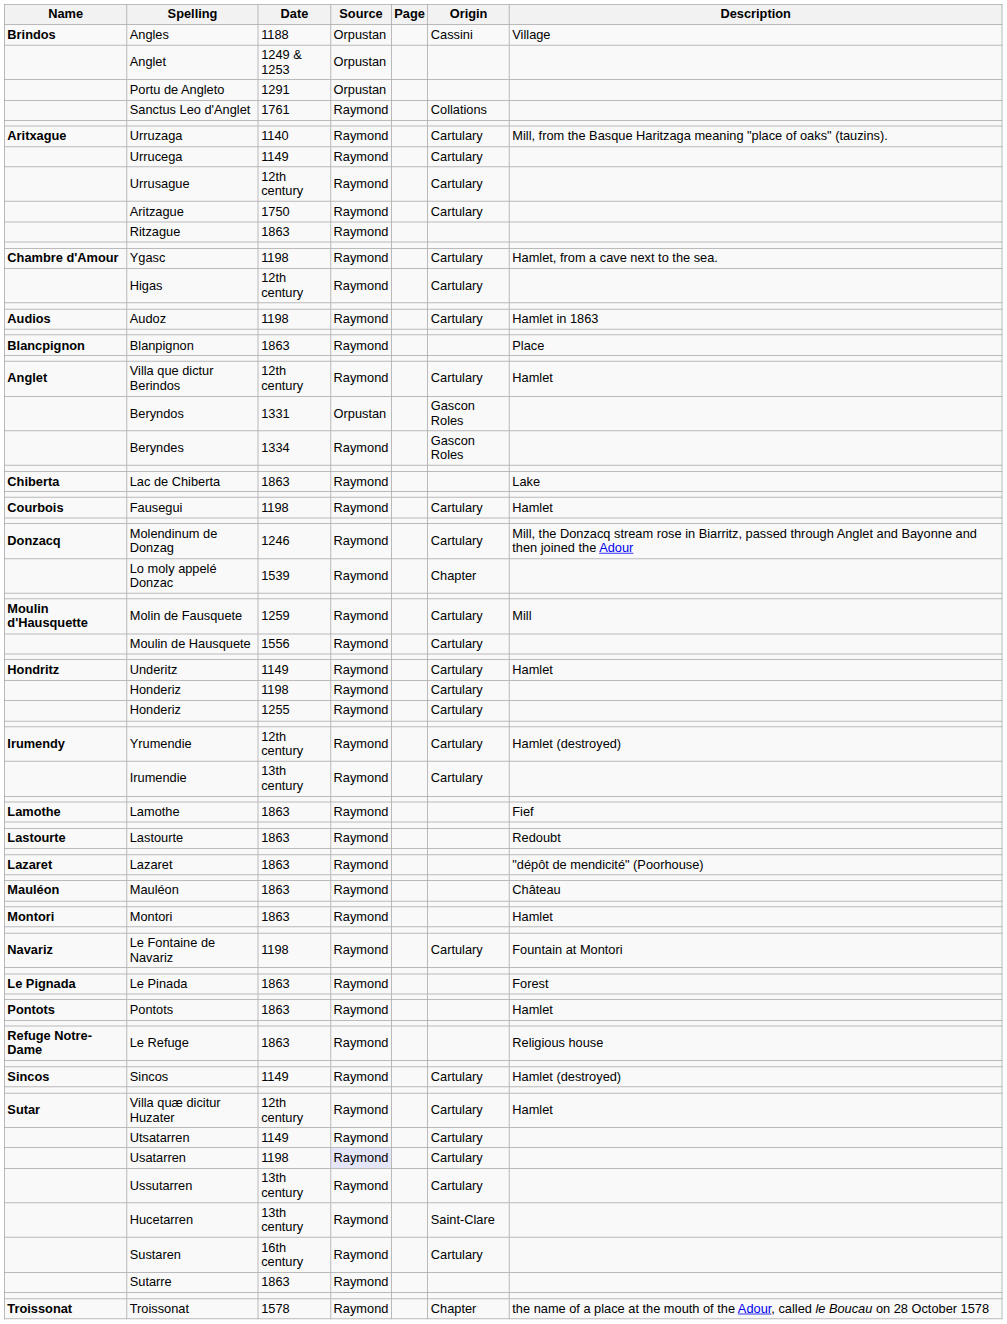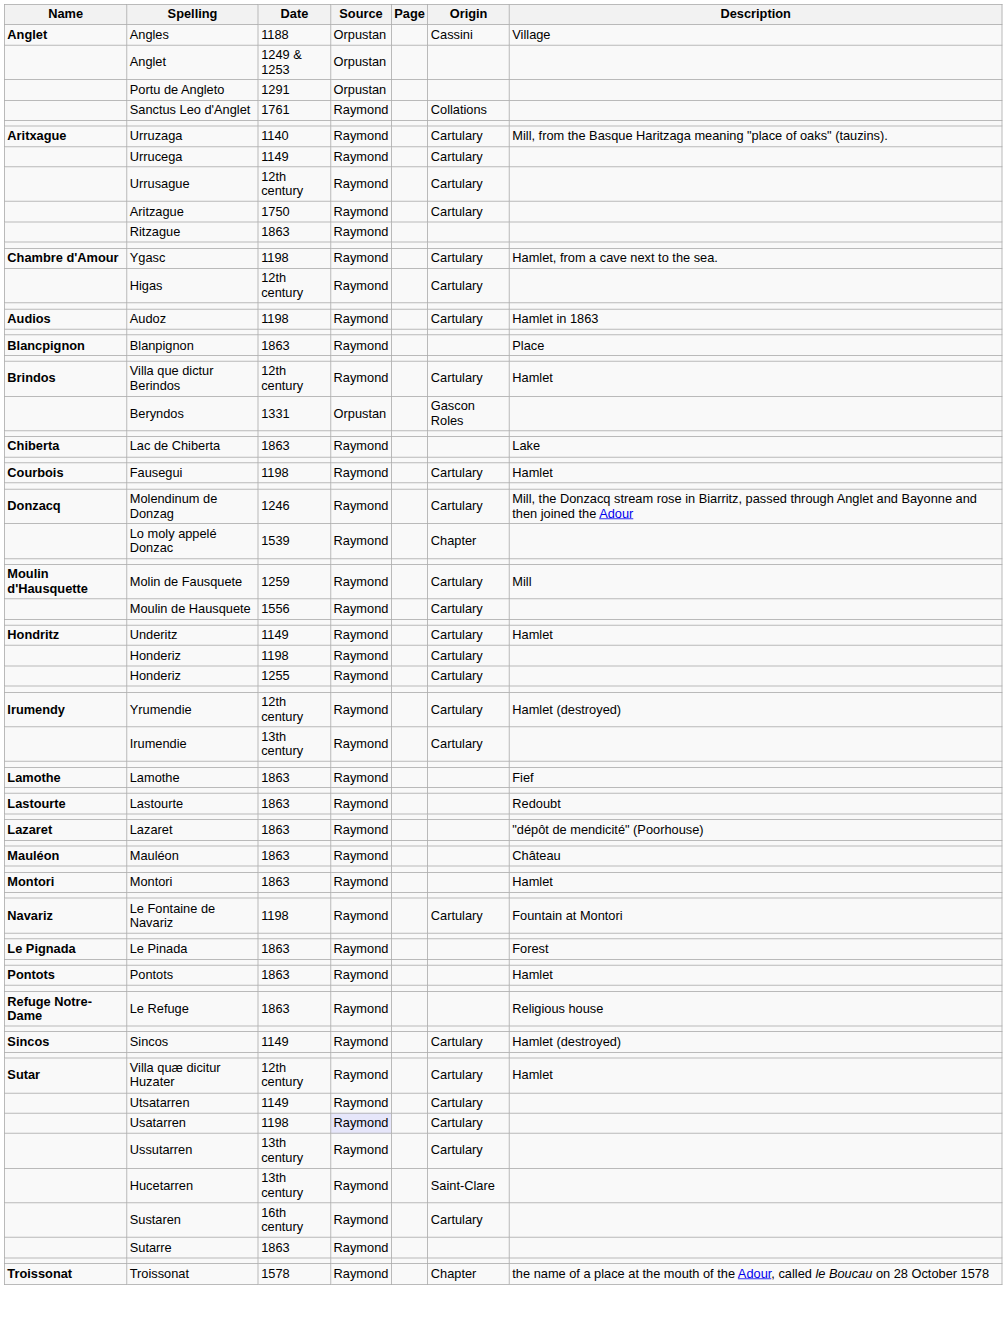(32, 34) Brindos -> (27, 34) Anglet
(27, 378) Anglet -> (32, 378) Brindos
- row: (157, 448)
